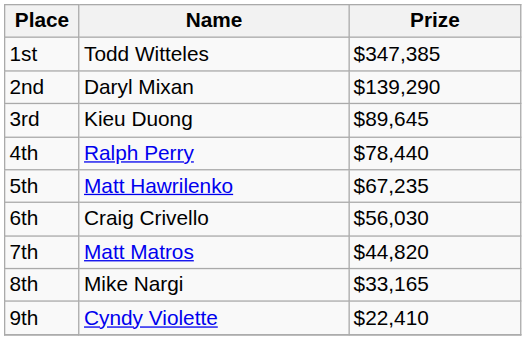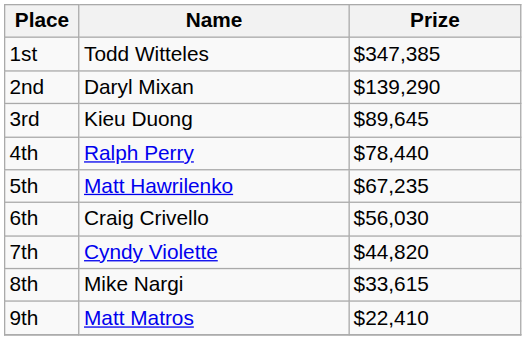(139, 251) Matt Matros -> (151, 251) Cyndy Violette
(391, 284) $33,165 -> (391, 284) $33,615
(151, 317) Cyndy Violette -> (139, 317) Matt Matros
